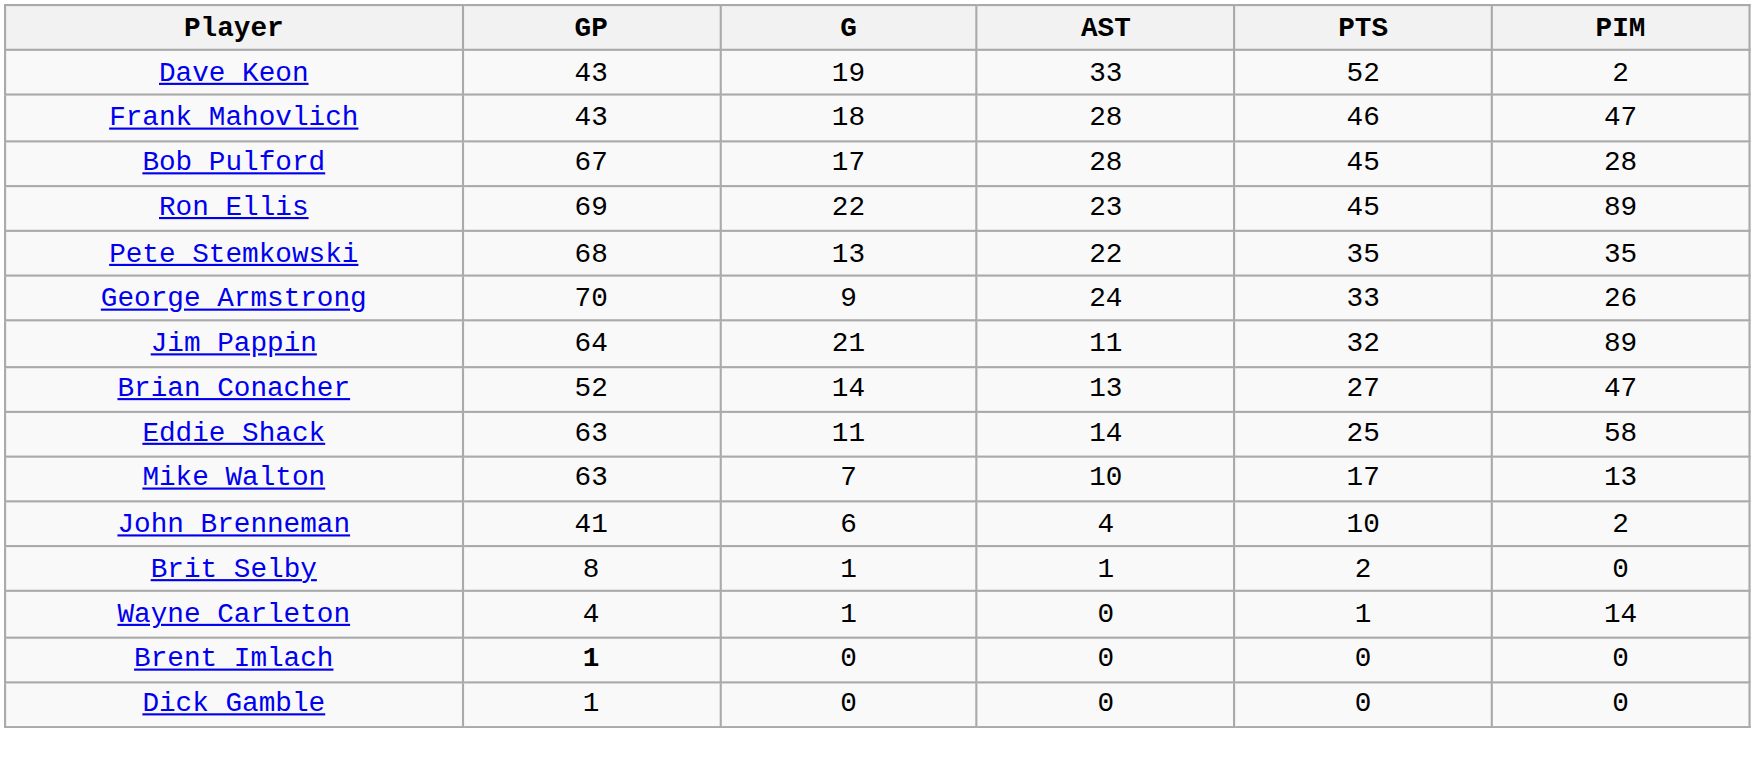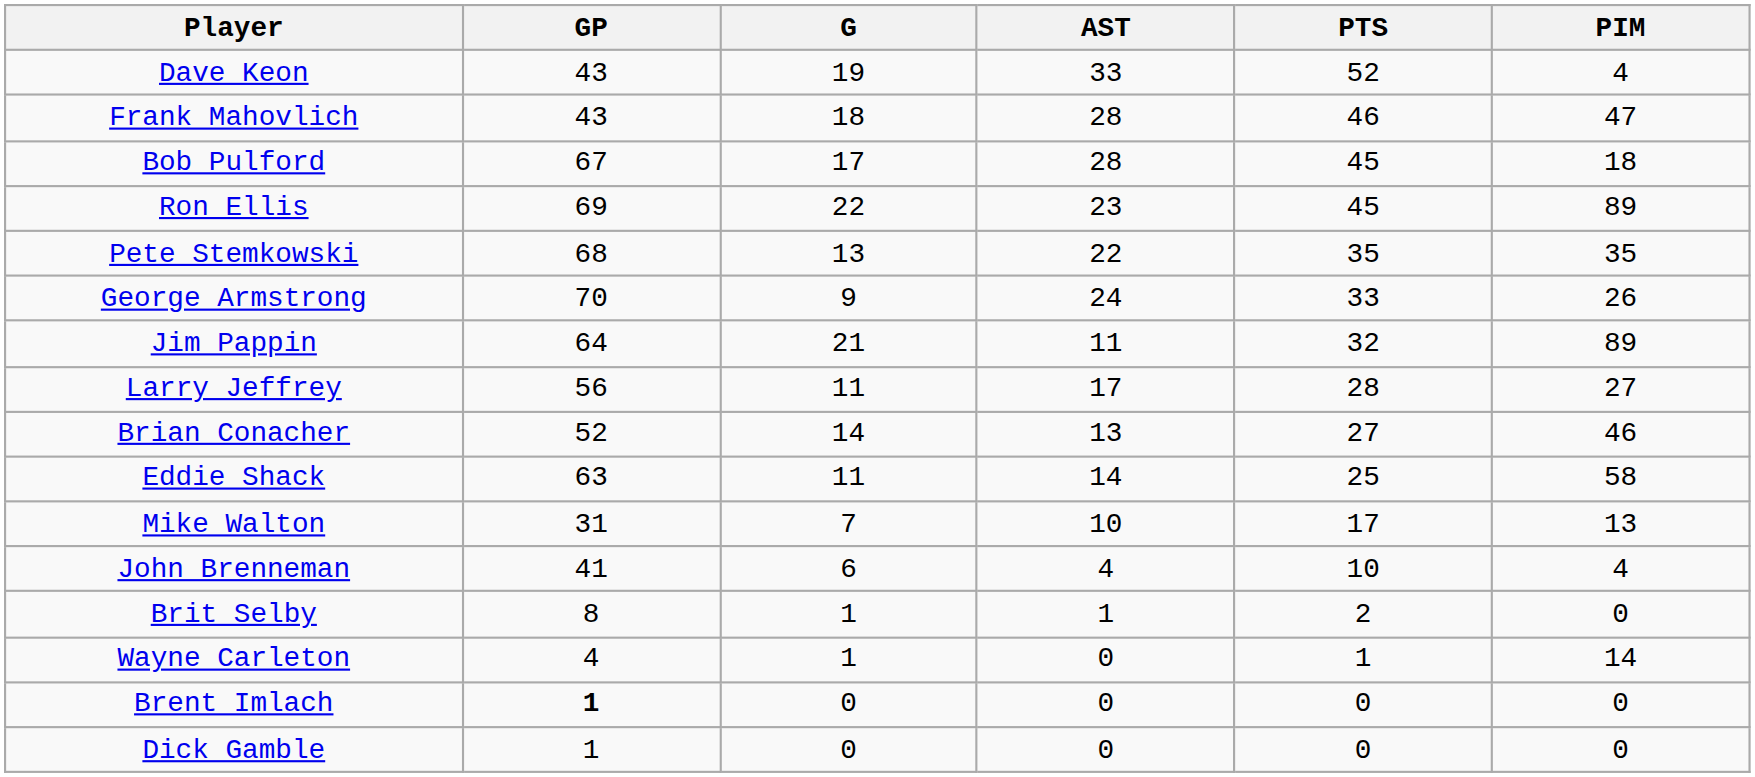(1621, 73) 2 -> (1621, 73) 4
(1621, 163) 28 -> (1621, 163) 18
+ row: (234, 389)
(1621, 389) 47 -> (1621, 434) 46
(591, 479) 63 -> (591, 524) 31
(1621, 524) 2 -> (1621, 569) 4
